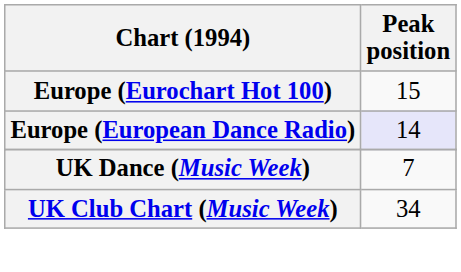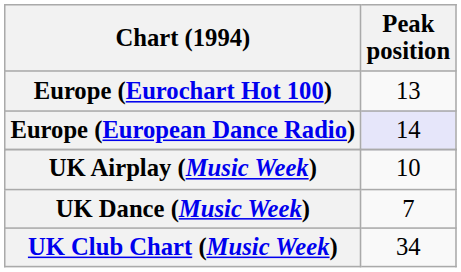(408, 90) 15 -> (408, 90) 13
+ row: (183, 168)
